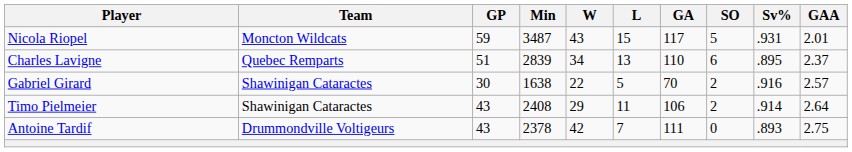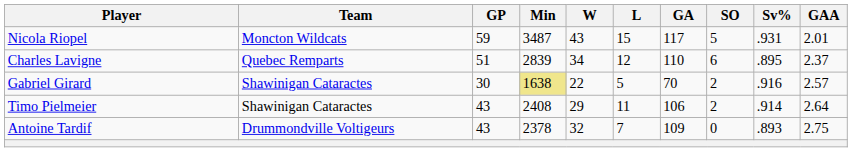(624, 60) 13 -> (624, 60) 12
(537, 83) no background -> (537, 83) khaki background
(577, 128) 42 -> (577, 128) 32
(673, 128) 111 -> (674, 128) 109
